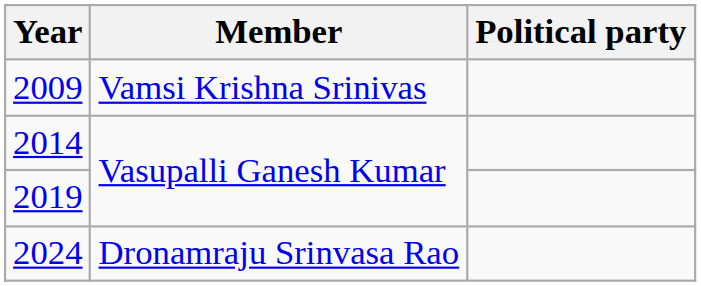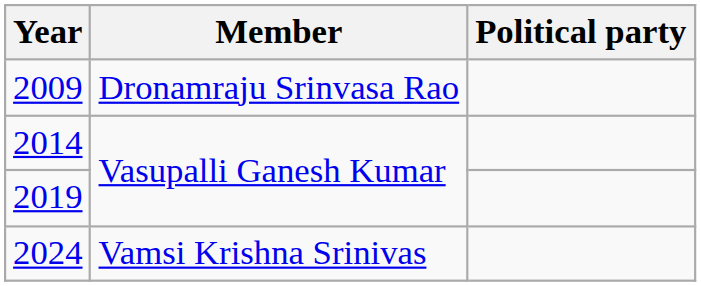(262, 87) Vamsi Krishna Srinivas -> (279, 87) Dronamraju Srinvasa Rao
(279, 252) Dronamraju Srinvasa Rao -> (262, 252) Vamsi Krishna Srinivas
